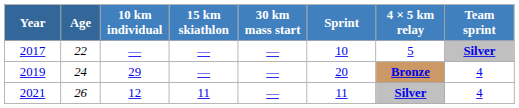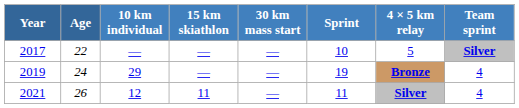(342, 72) 20 -> (342, 72) 19
